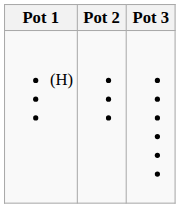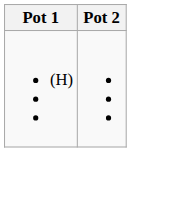- column: (151, 17)
